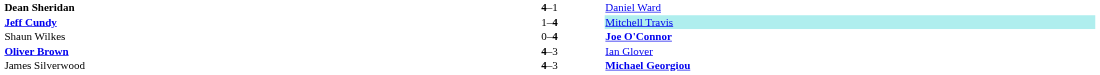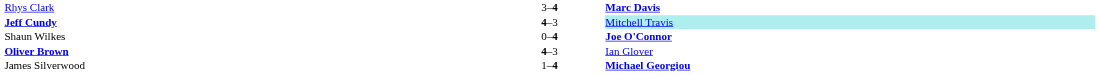+ row: (29, 7)
- row: (39, 7)
(549, 22) 1–4 -> (549, 22) 4–3
(549, 65) 4–3 -> (549, 65) 1–4
